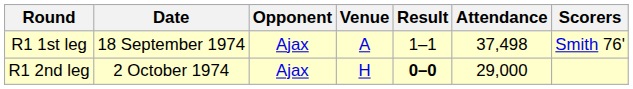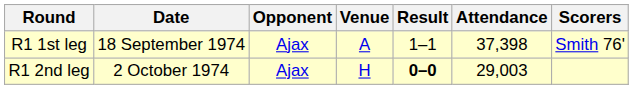(502, 44) 37,498 -> (502, 44) 37,398
(502, 71) 29,000 -> (502, 71) 29,003
